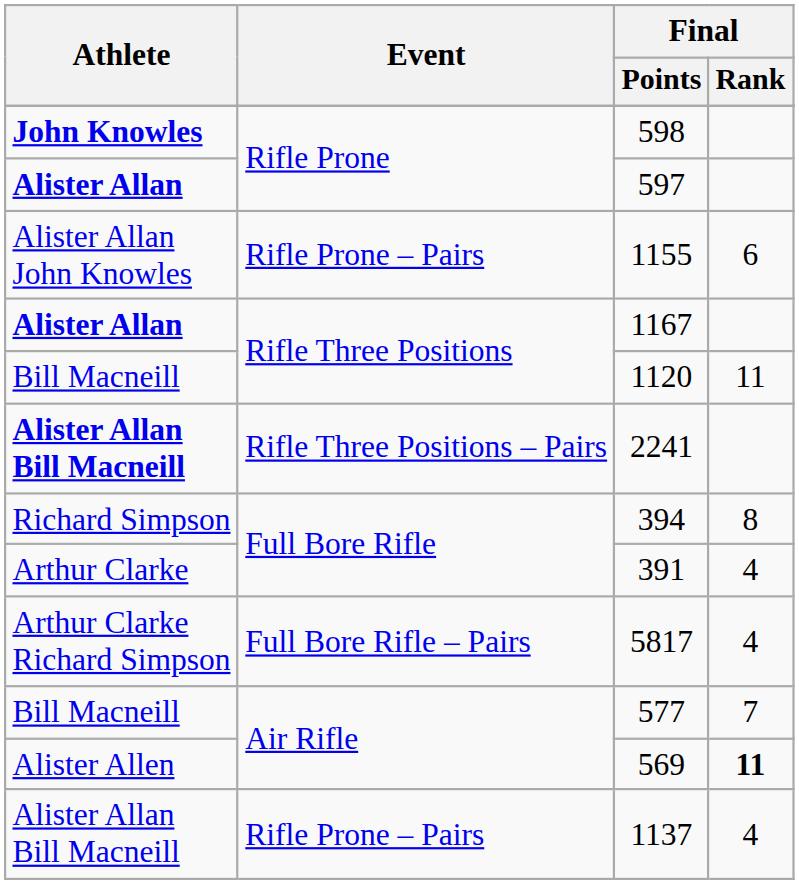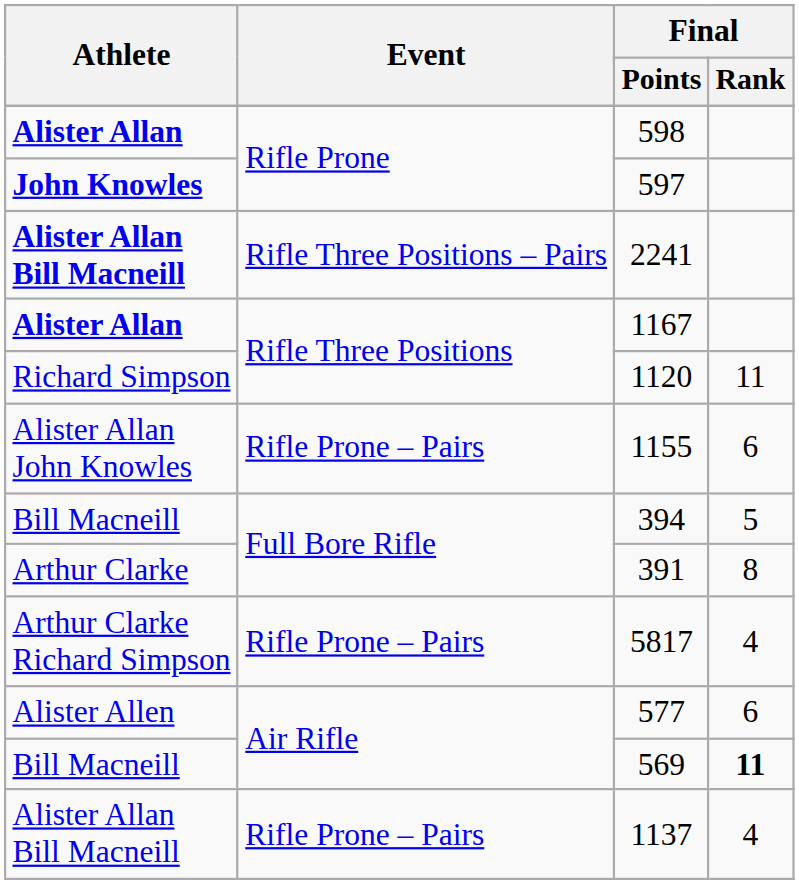(107, 132) John Knowles -> (98, 132) Alister Allan
(98, 184) Alister Allan -> (107, 184) John Knowles
rows swapped: (661, 254) <-> (661, 448)
(96, 377) Bill Macneill -> (121, 377) Richard Simpson
(121, 518) Richard Simpson -> (96, 518) Bill Macneill
(750, 518) 8 -> (750, 518) 5
(750, 570) 4 -> (750, 570) 8
(388, 641) Full Bore Rifle – Pairs -> (365, 641) Rifle Prone – Pairs
(96, 711) Bill Macneill -> (93, 711) Alister Allen
(750, 711) 7 -> (750, 711) 6
(93, 763) Alister Allen -> (96, 763) Bill Macneill
